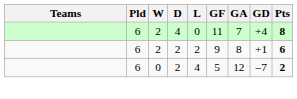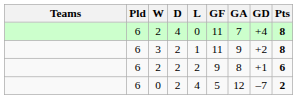+ row: (158, 49)
